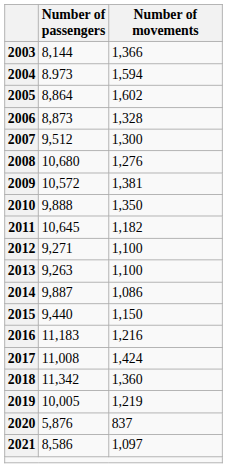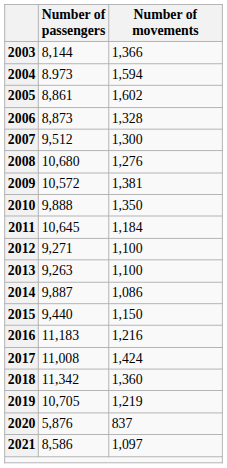(57, 96) 8,864 -> (57, 96) 8,861
(127, 227) 1,182 -> (127, 227) 1,184
(61, 401) 10,005 -> (61, 401) 10,705
